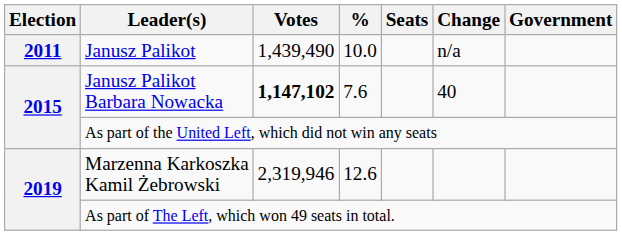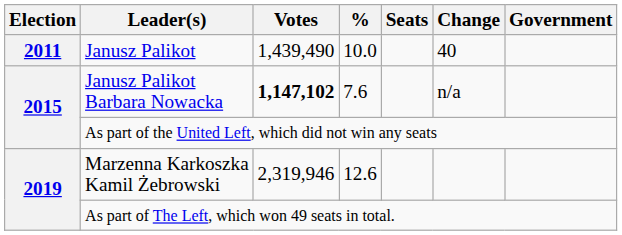(449, 50) n/a -> (447, 50) 40
(447, 91) 40 -> (449, 91) n/a
